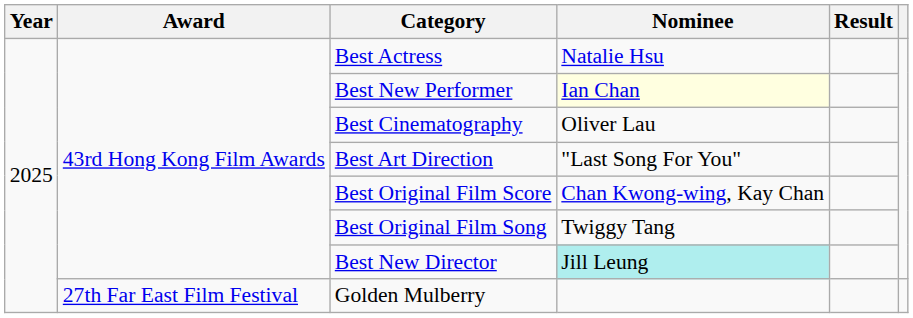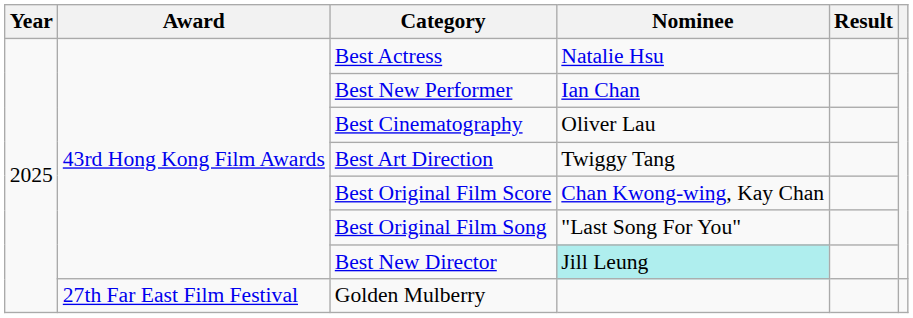(601, 90) lightyellow background -> (601, 90) no background
(651, 158) "Last Song For You" -> (618, 158) Twiggy Tang
(618, 227) Twiggy Tang -> (651, 227) "Last Song For You"
